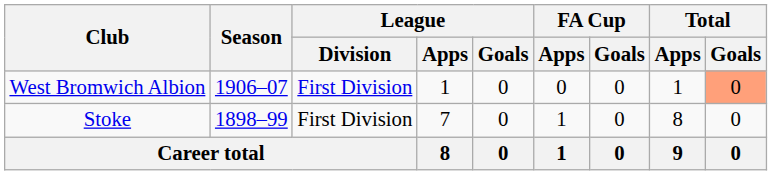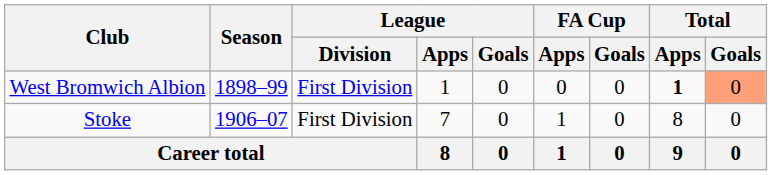(251, 86) 1906–07 -> (251, 86) 1898–99
(678, 86) normal -> (678, 86) bold
(251, 119) 1898–99 -> (251, 119) 1906–07
